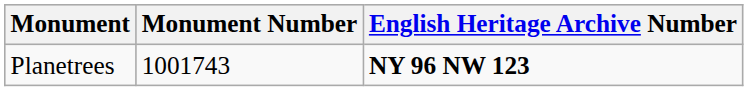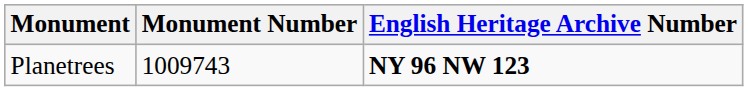(186, 64) 1001743 -> (186, 64) 1009743
